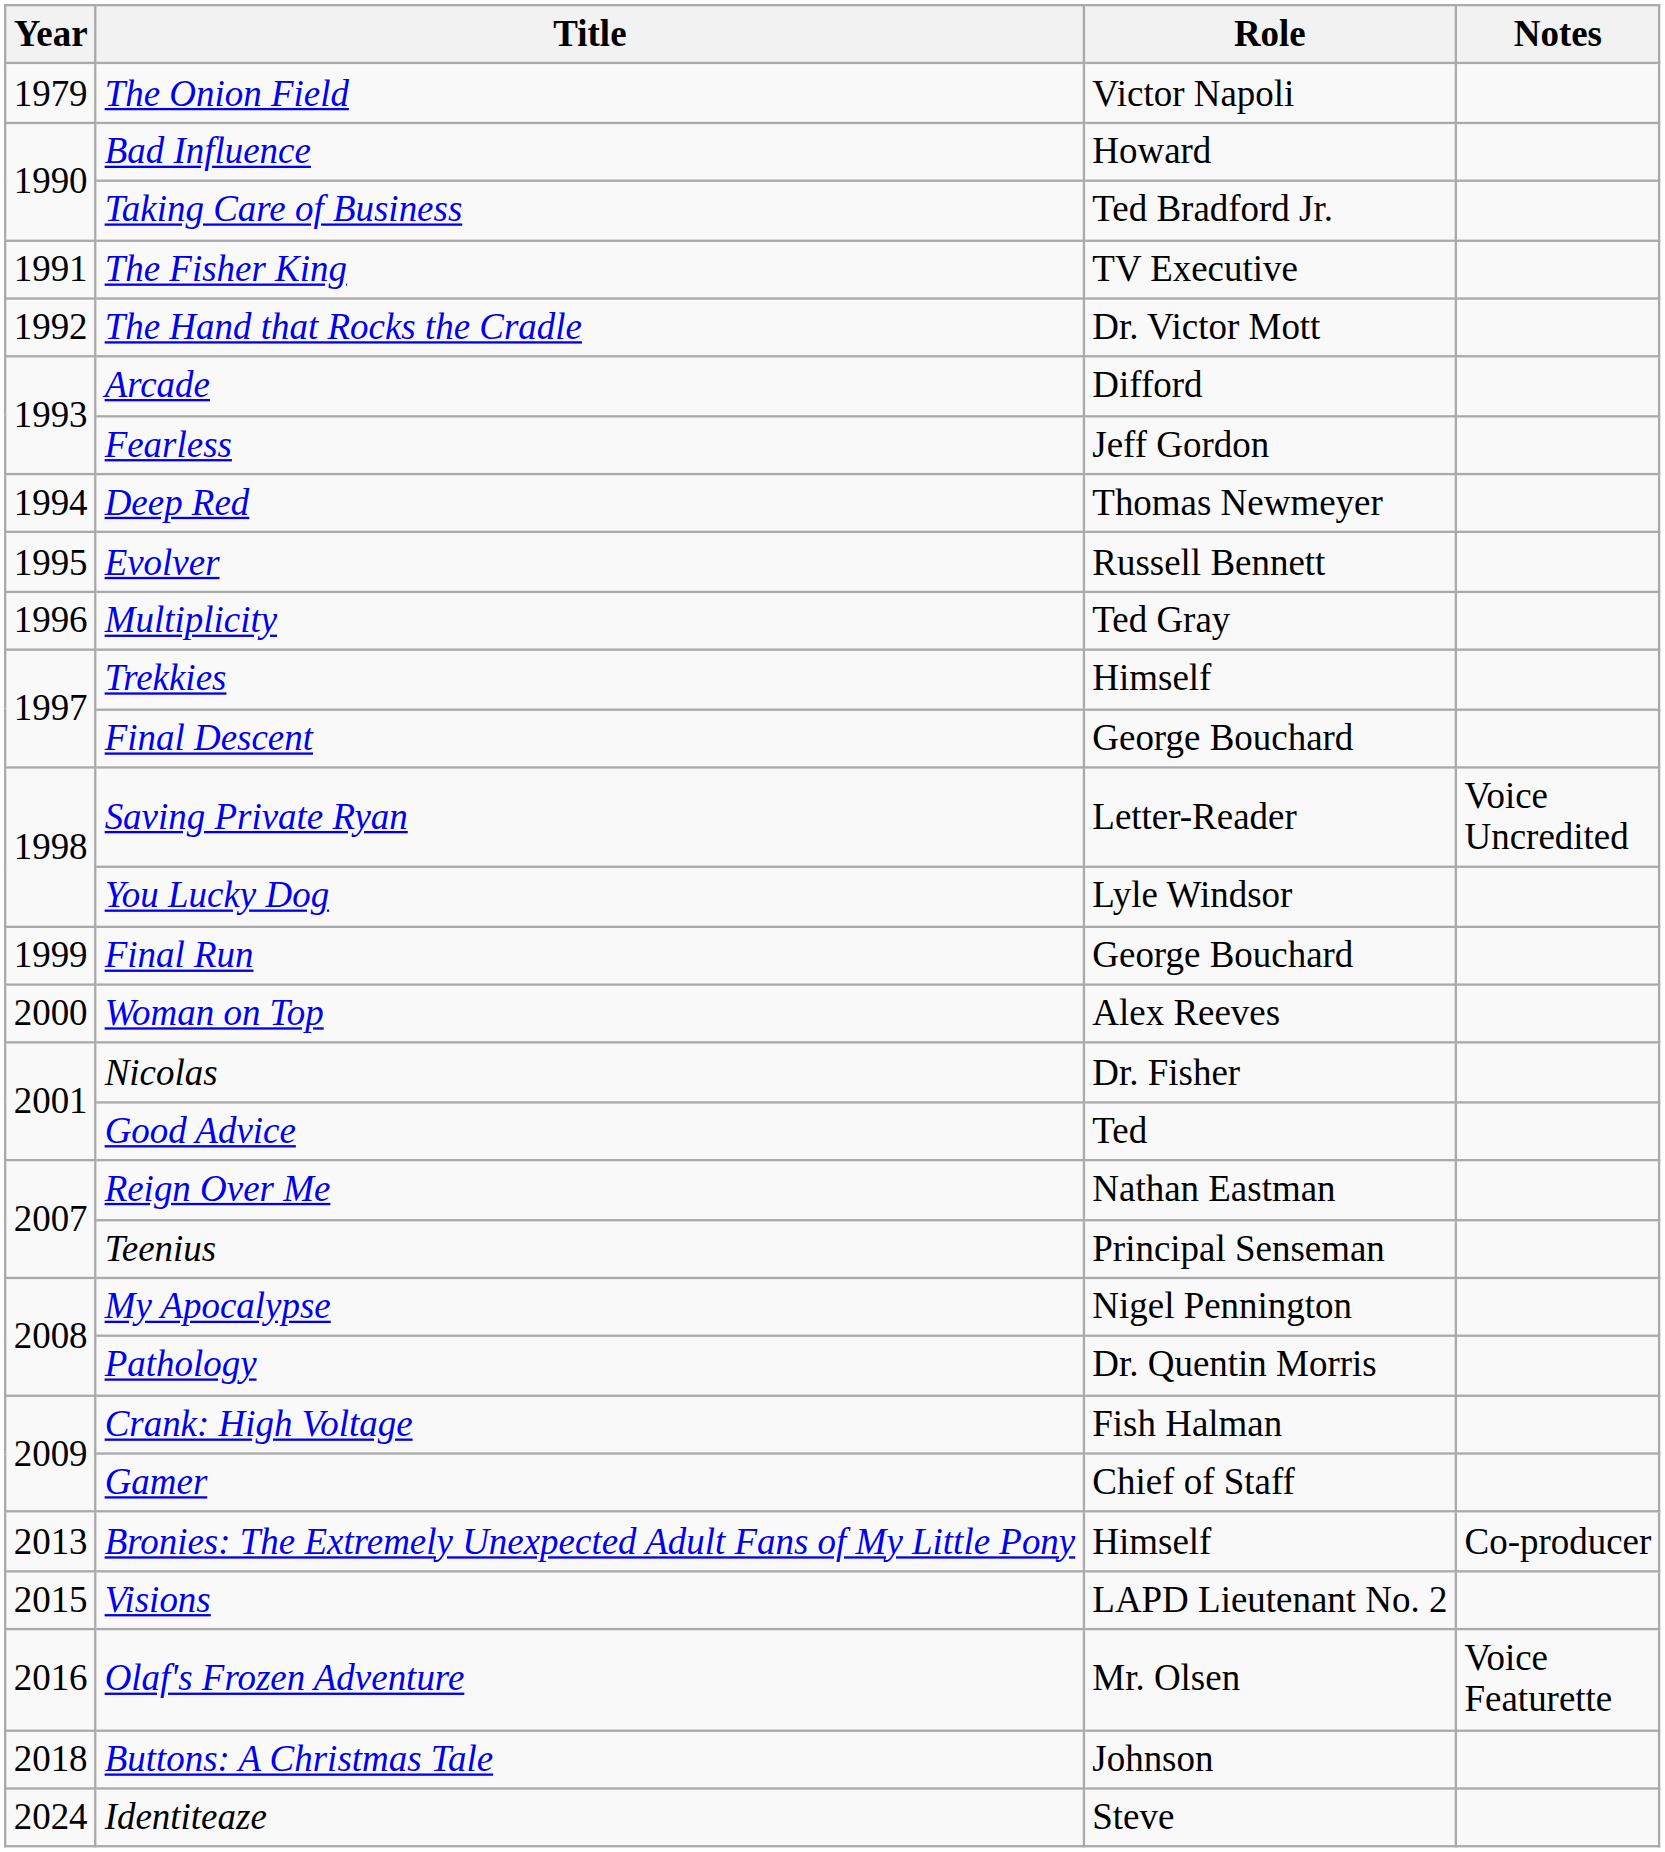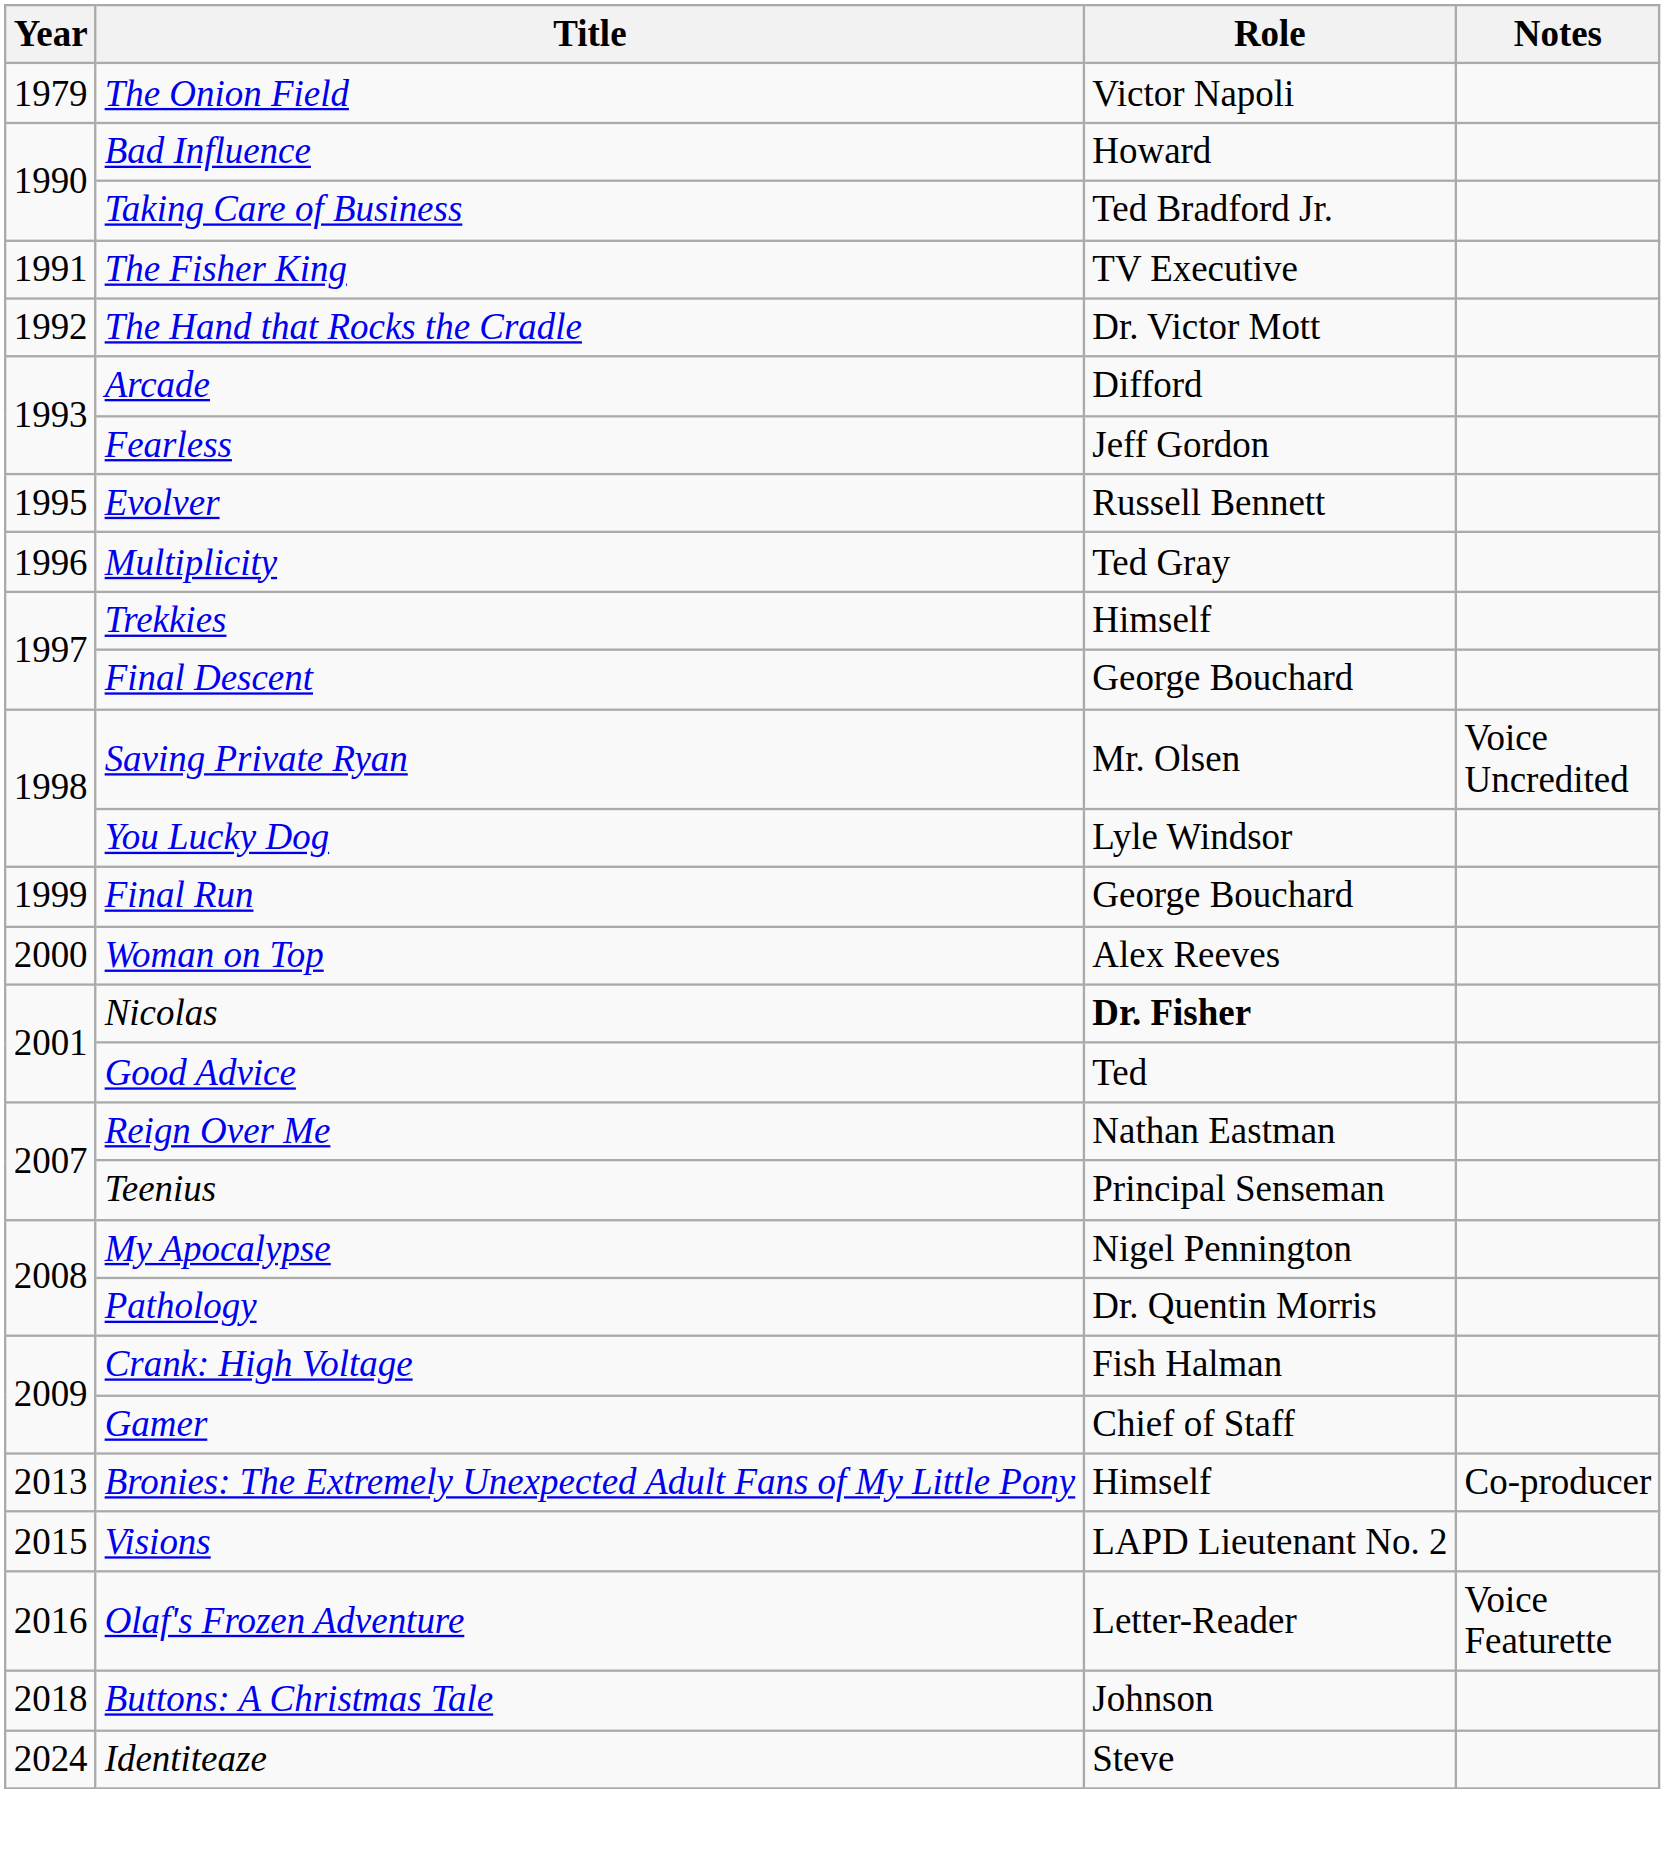- row: (177, 502)
(1195, 816) Letter-Reader -> (1166, 757) Mr. Olsen
(1166, 1071) normal -> (1172, 1013) bold
(1166, 1678) Mr. Olsen -> (1195, 1620) Letter-Reader
